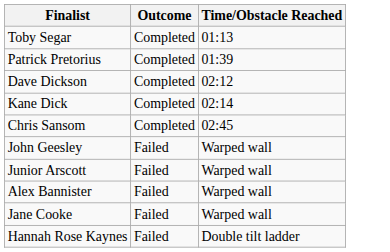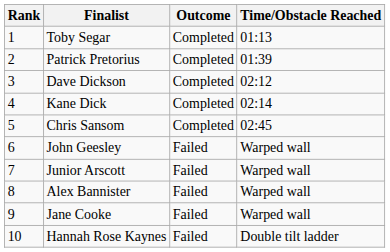+ column: (24, 15)
